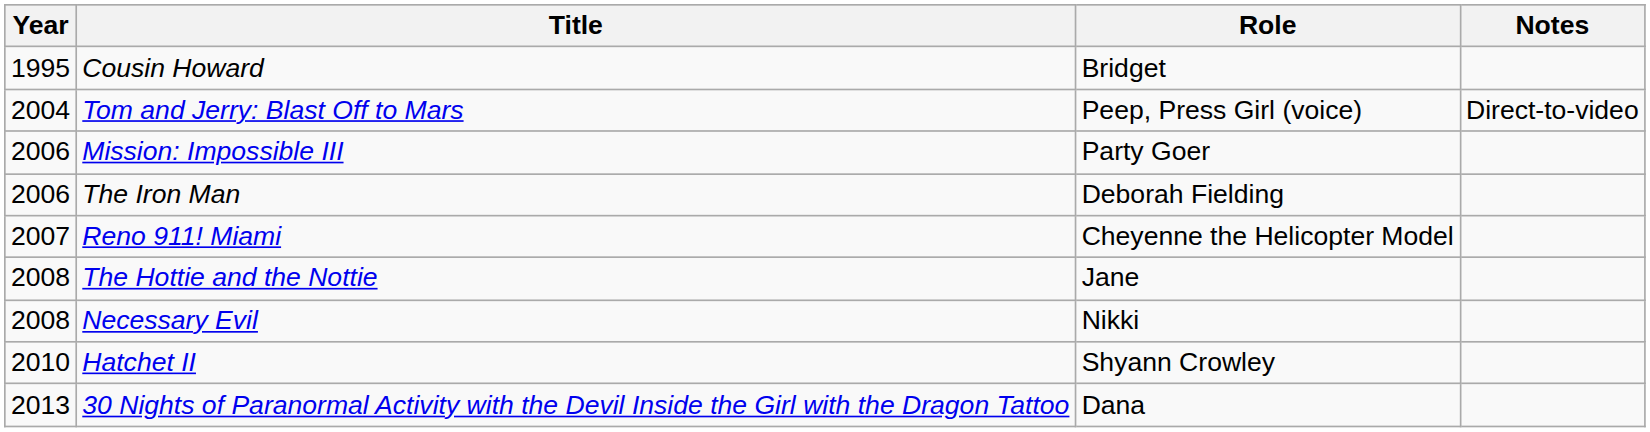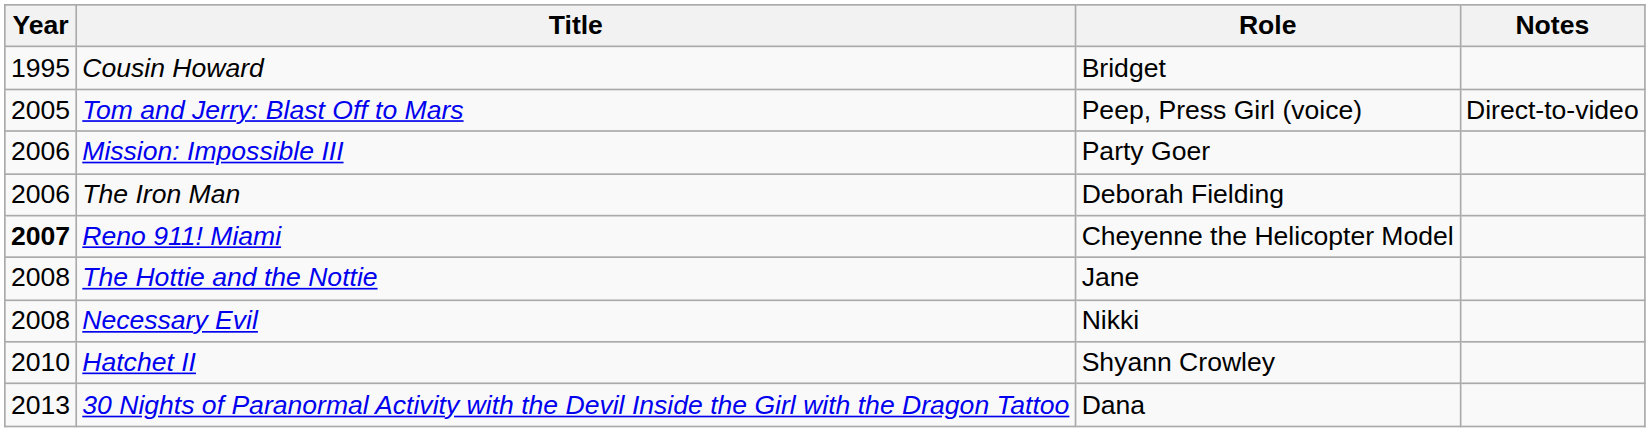(40, 109) 2004 -> (40, 109) 2005
(40, 236) normal -> (40, 236) bold
